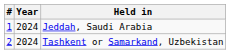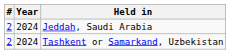(9, 27) 1 -> (9, 27) 2
